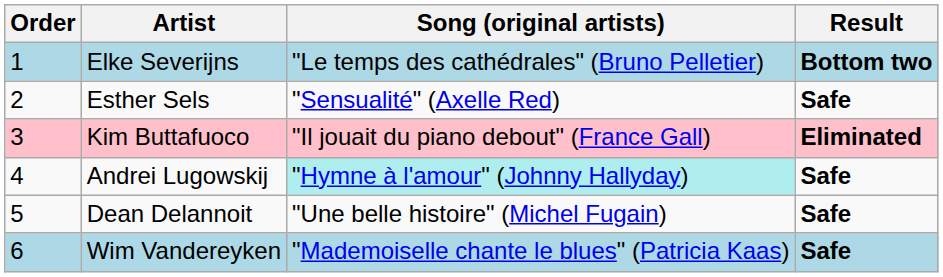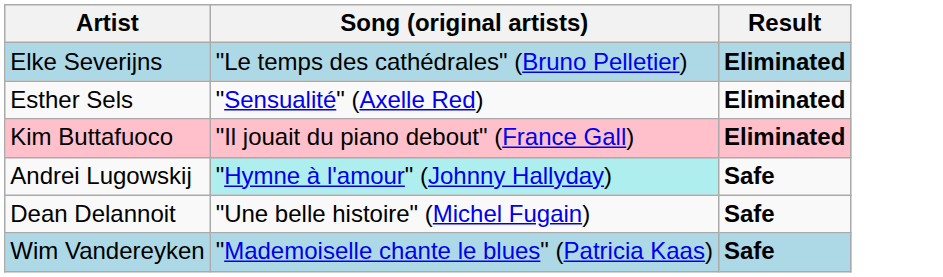- column: (43, 23)
(866, 61) Bottom two -> (785, 61) Eliminated
(826, 99) Safe -> (785, 99) Eliminated
